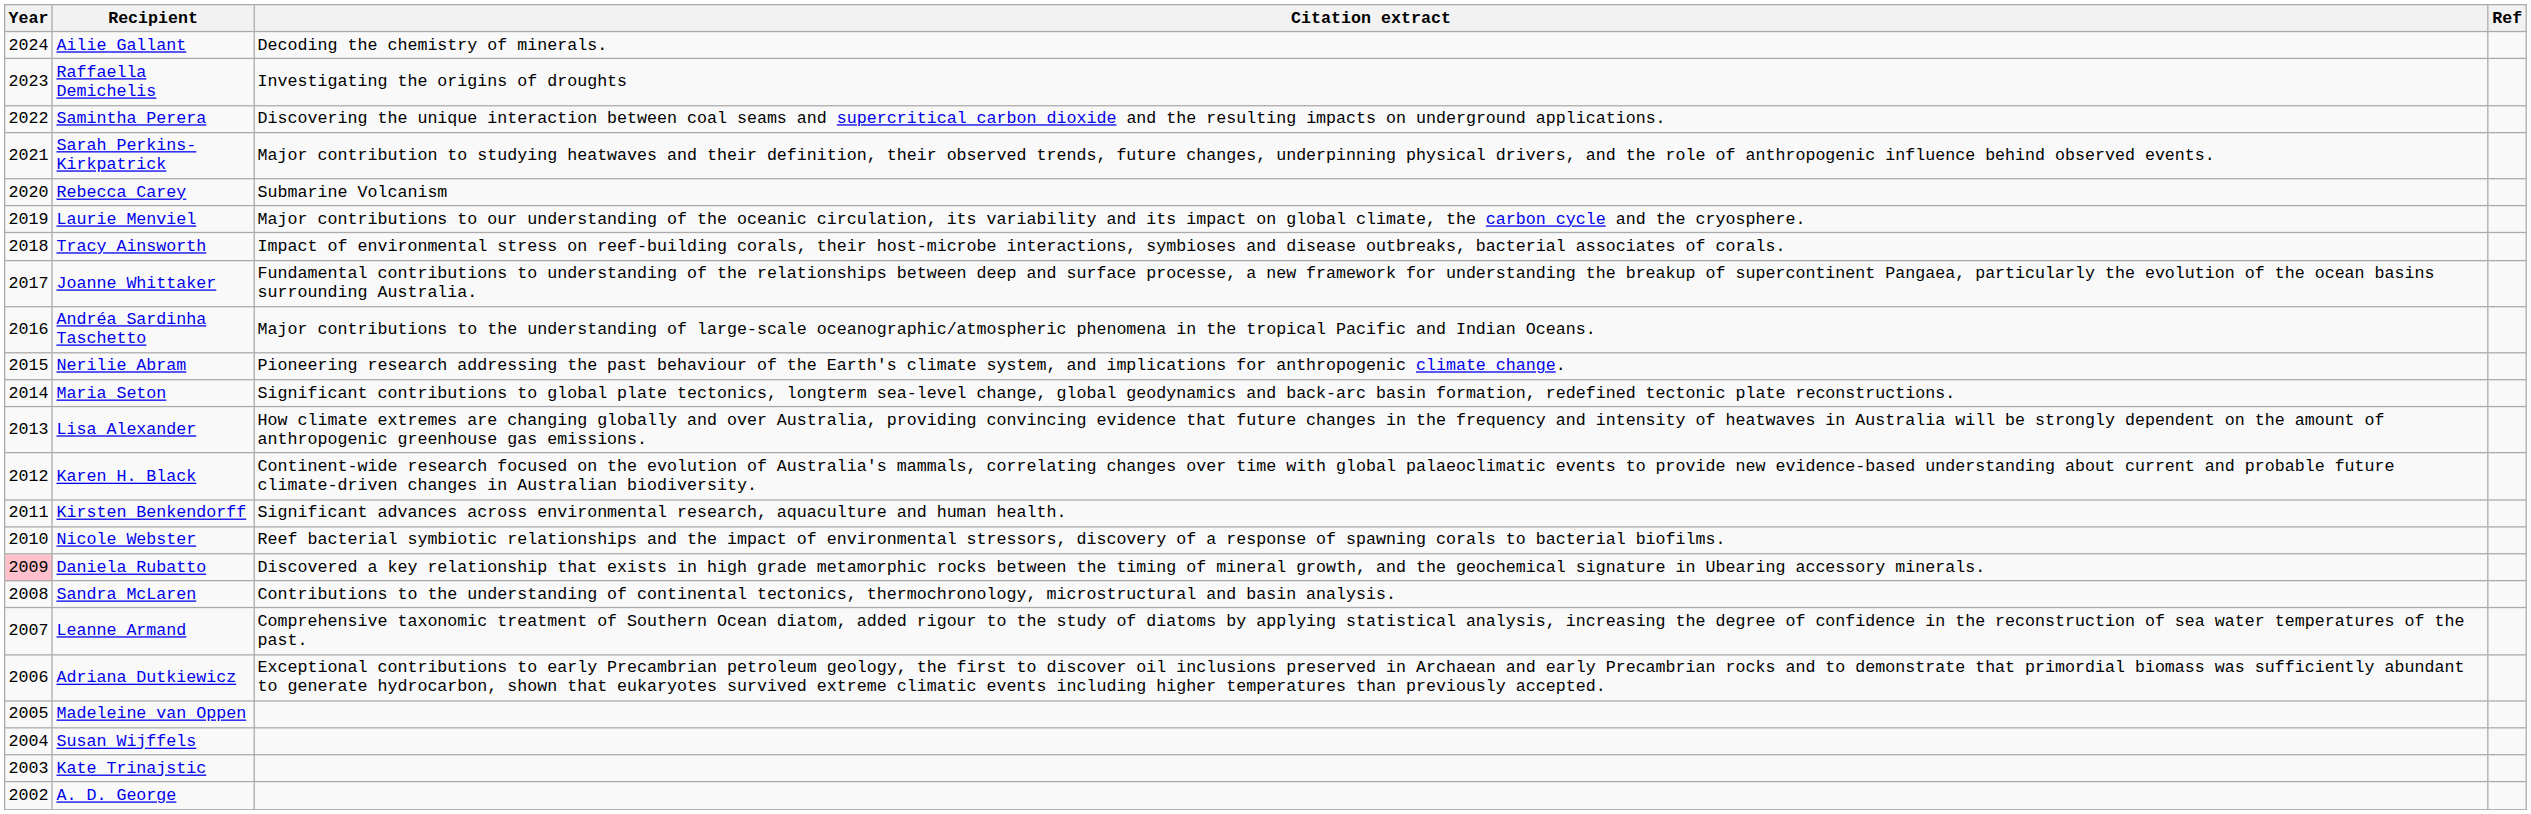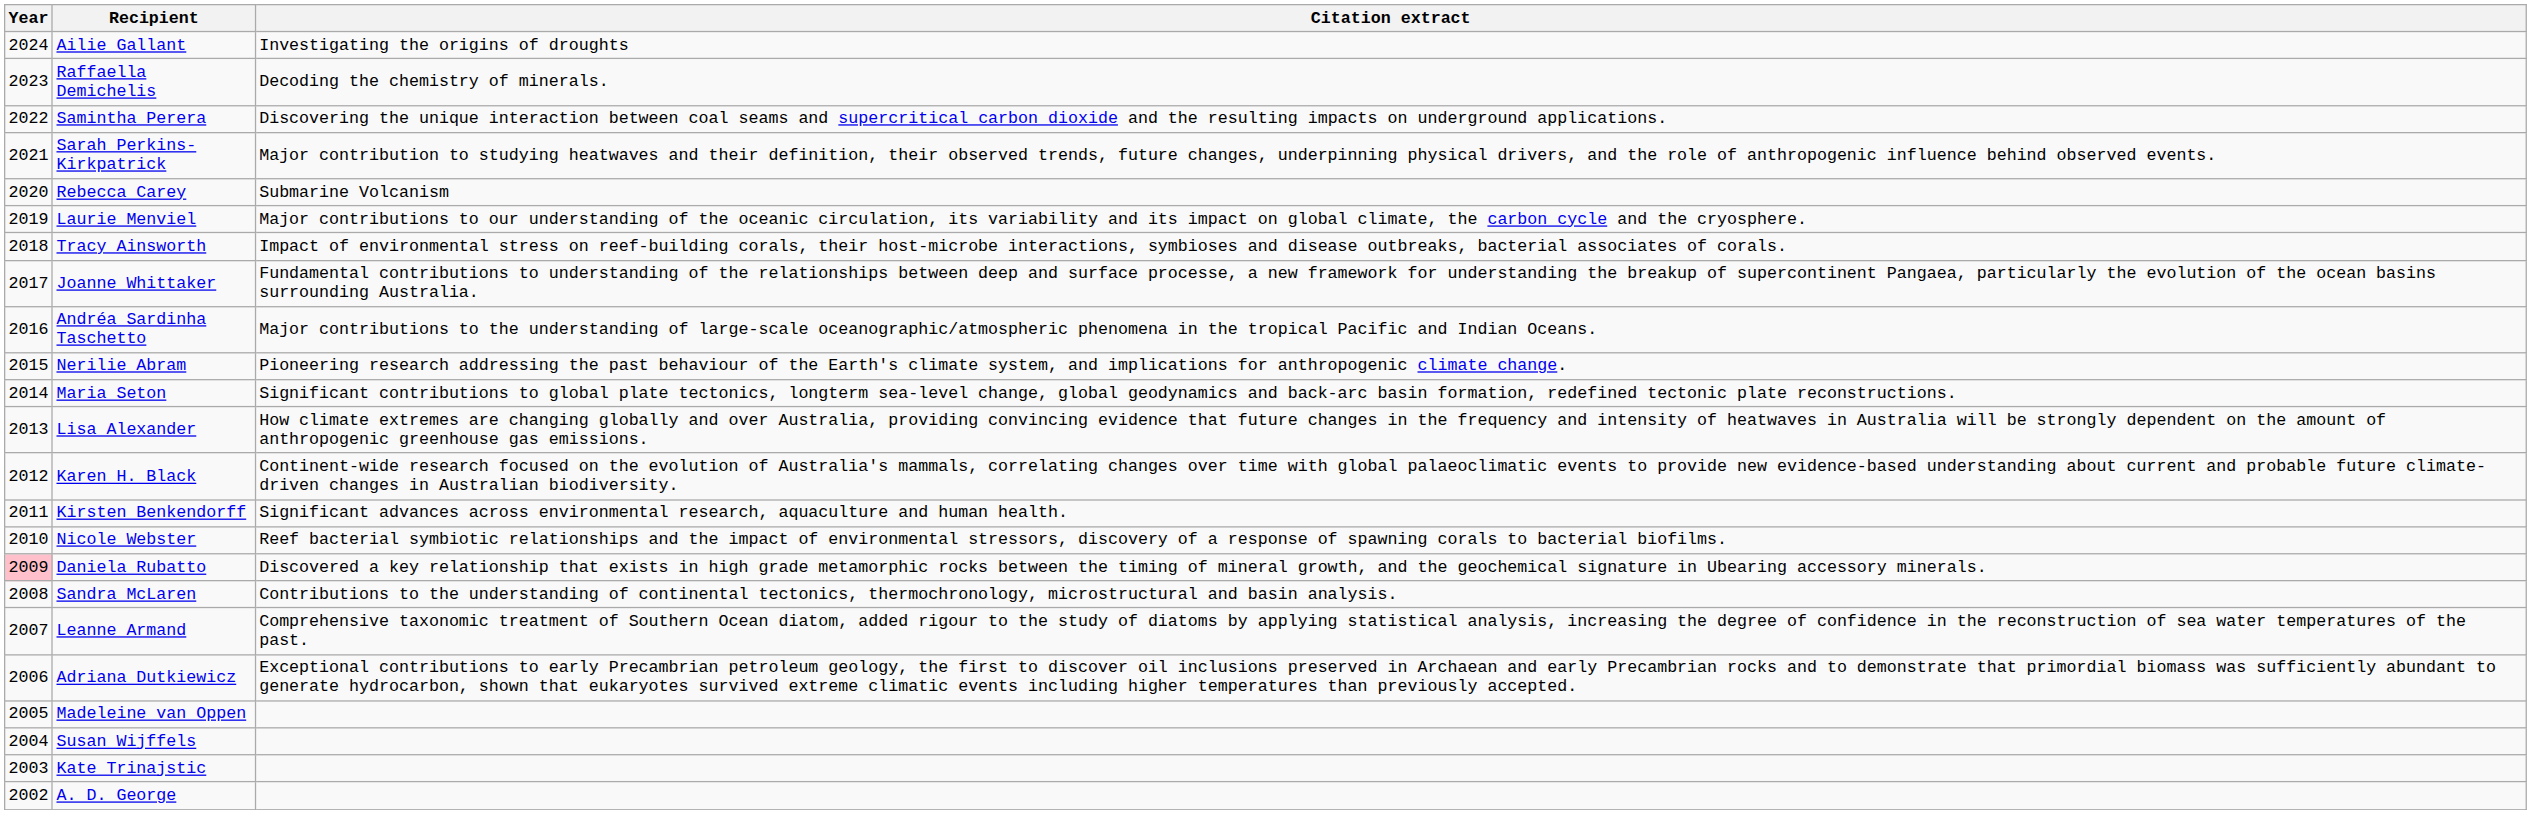- column: (2507, 18)
(432, 45) Decoding the chemistry of minerals. -> (444, 45) Investigating the origins of droughts
(442, 82) Investigating the origins of droughts -> (434, 82) Decoding the chemistry of minerals.
